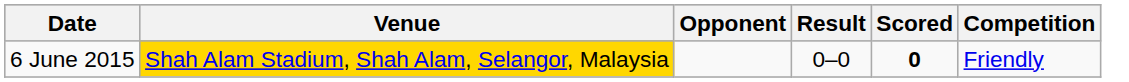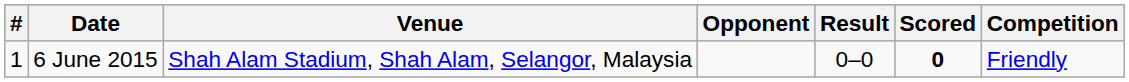+ column: (16, 23)
(407, 59) gold background -> (430, 59) no background
